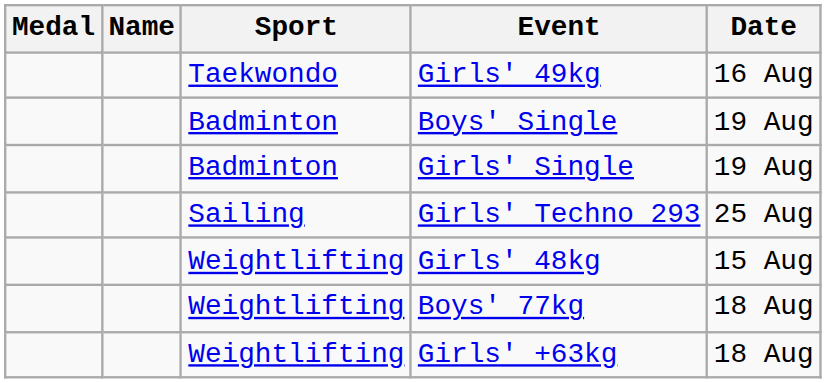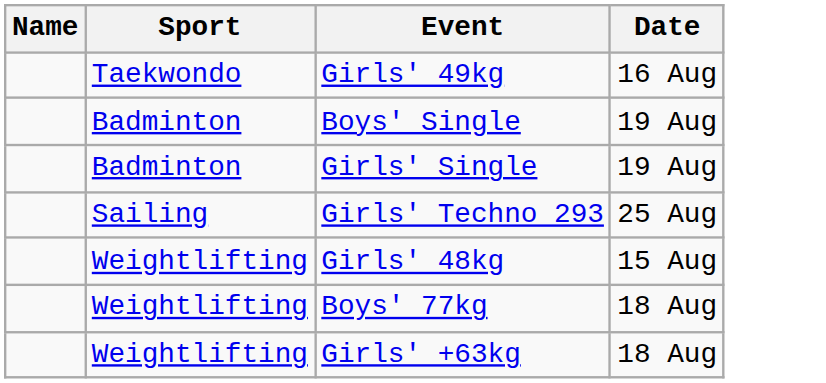- column: (53, 28)
